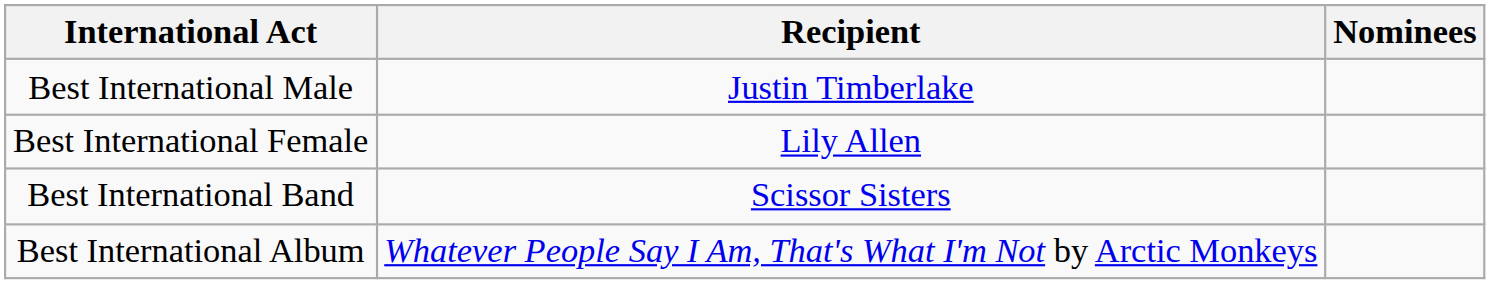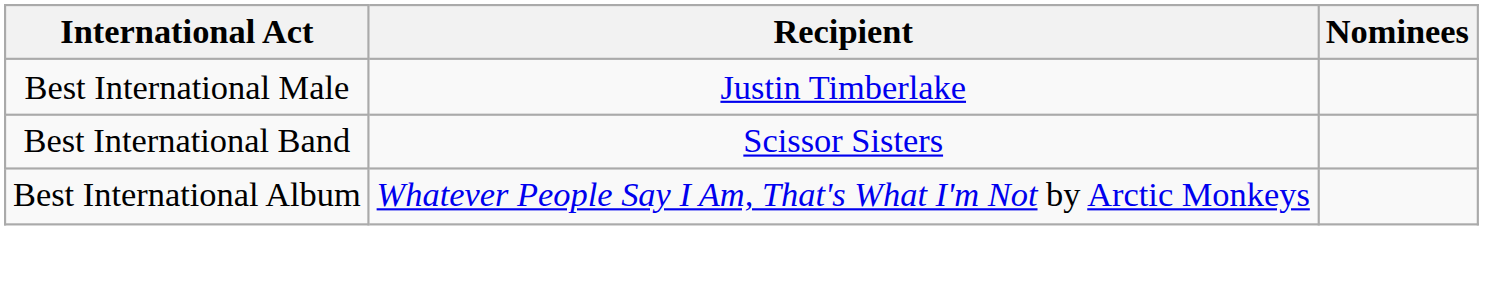- row: (191, 140)
